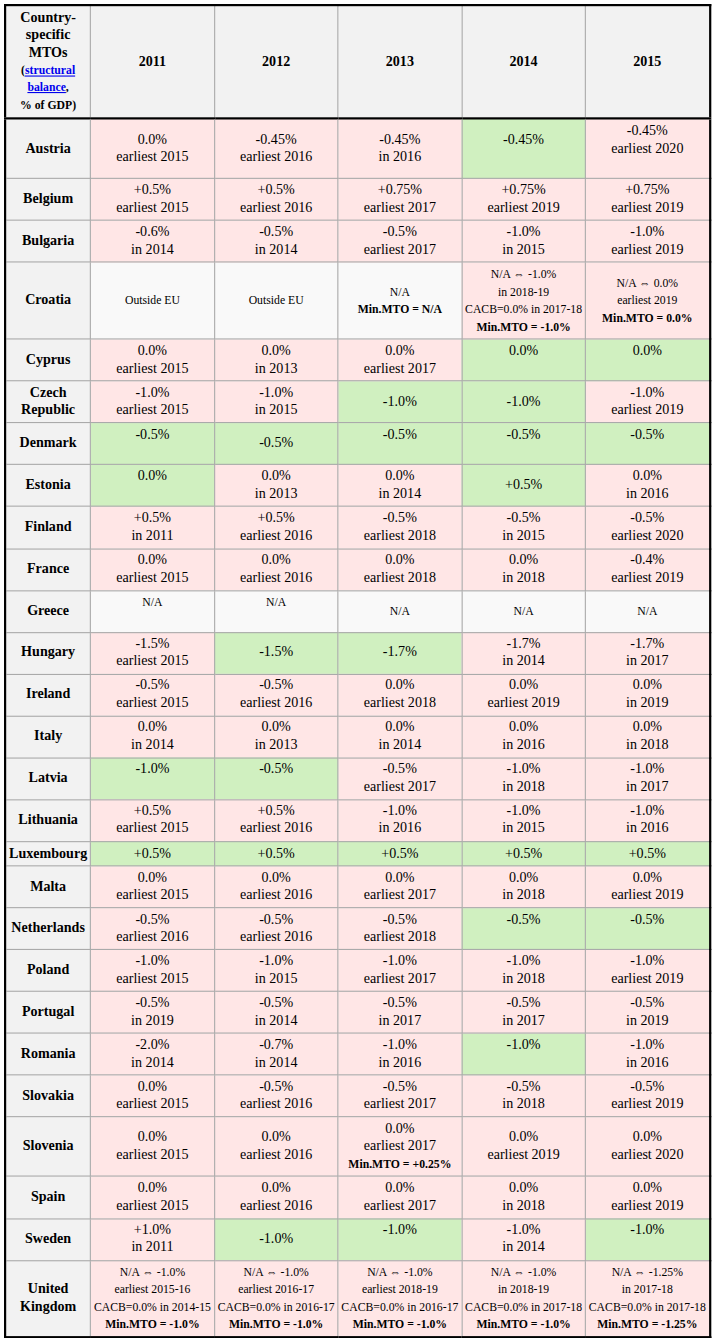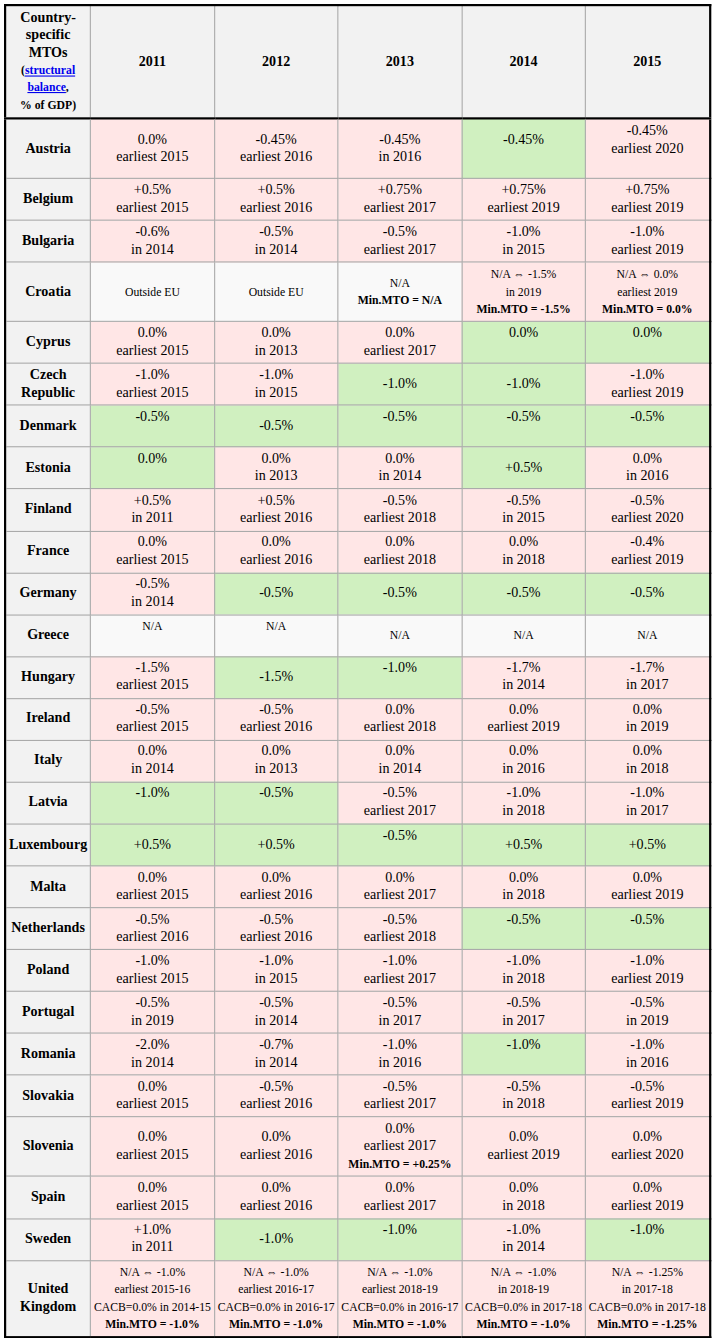(524, 300) N/A ⇔ -1.0% in 2018-19 CACB=0.0% in 2017-18 Min.MTO = -1.0% -> (524, 291) N/A ⇔ -1.5% in 2019 Min.MTO = -1.5%
+ row: (48, 592)
(400, 652) -1.7% -> (400, 667) -1.0%
- row: (48, 819)
(400, 852) +0.5% -> (400, 835) -0.5%
